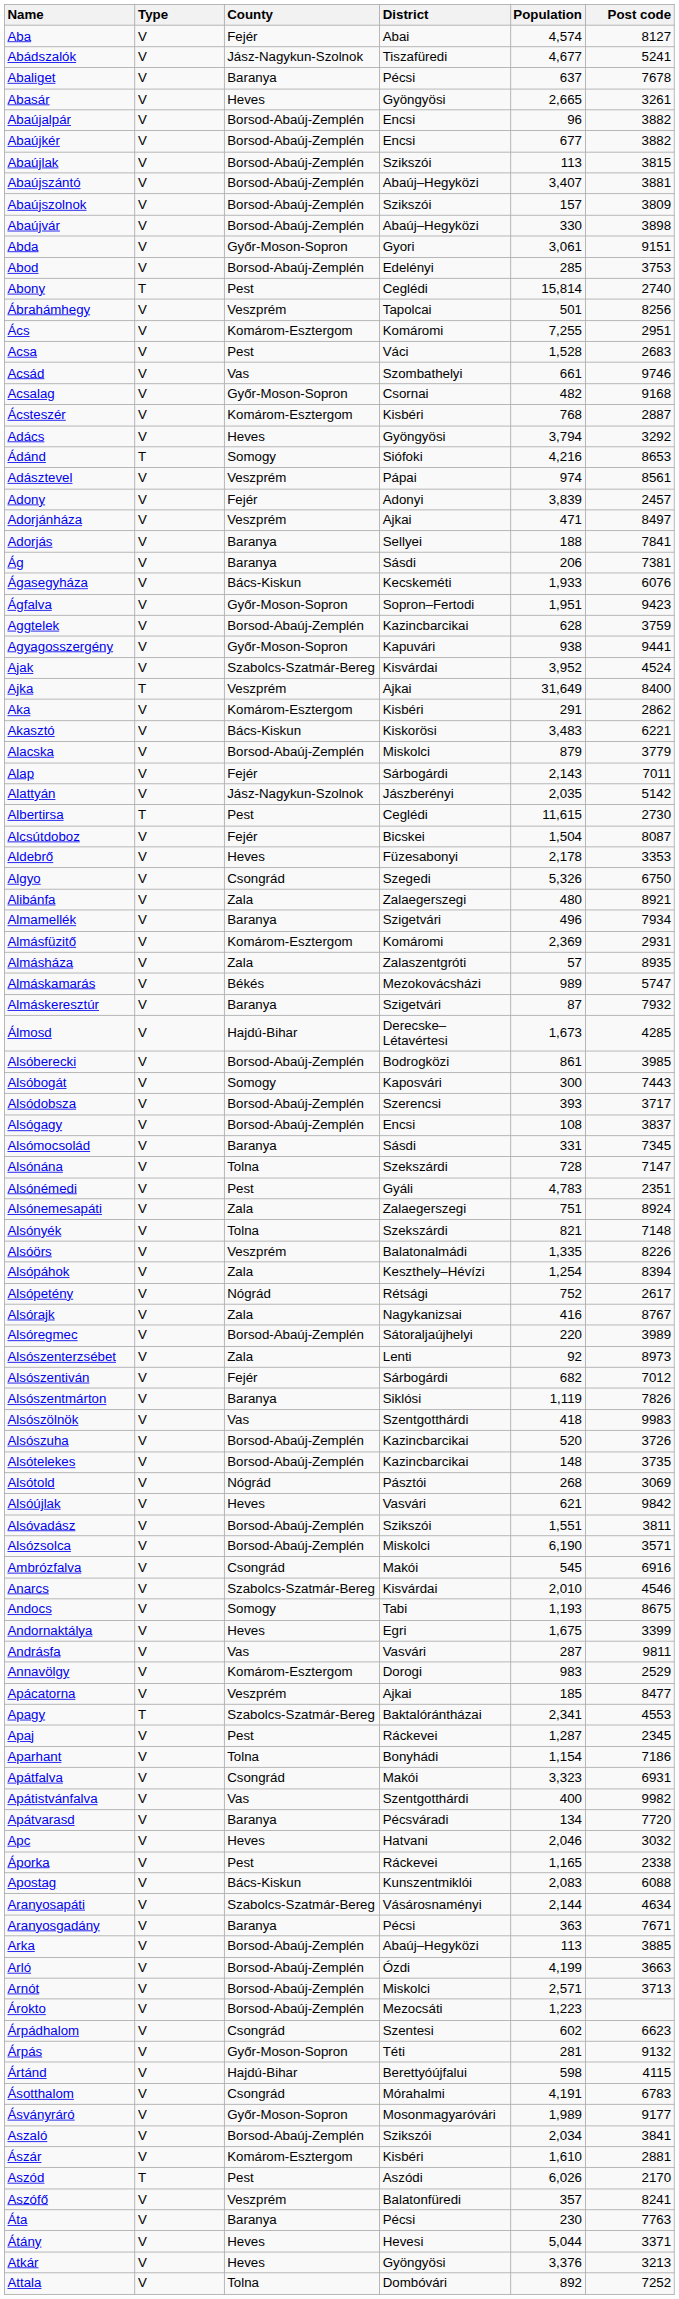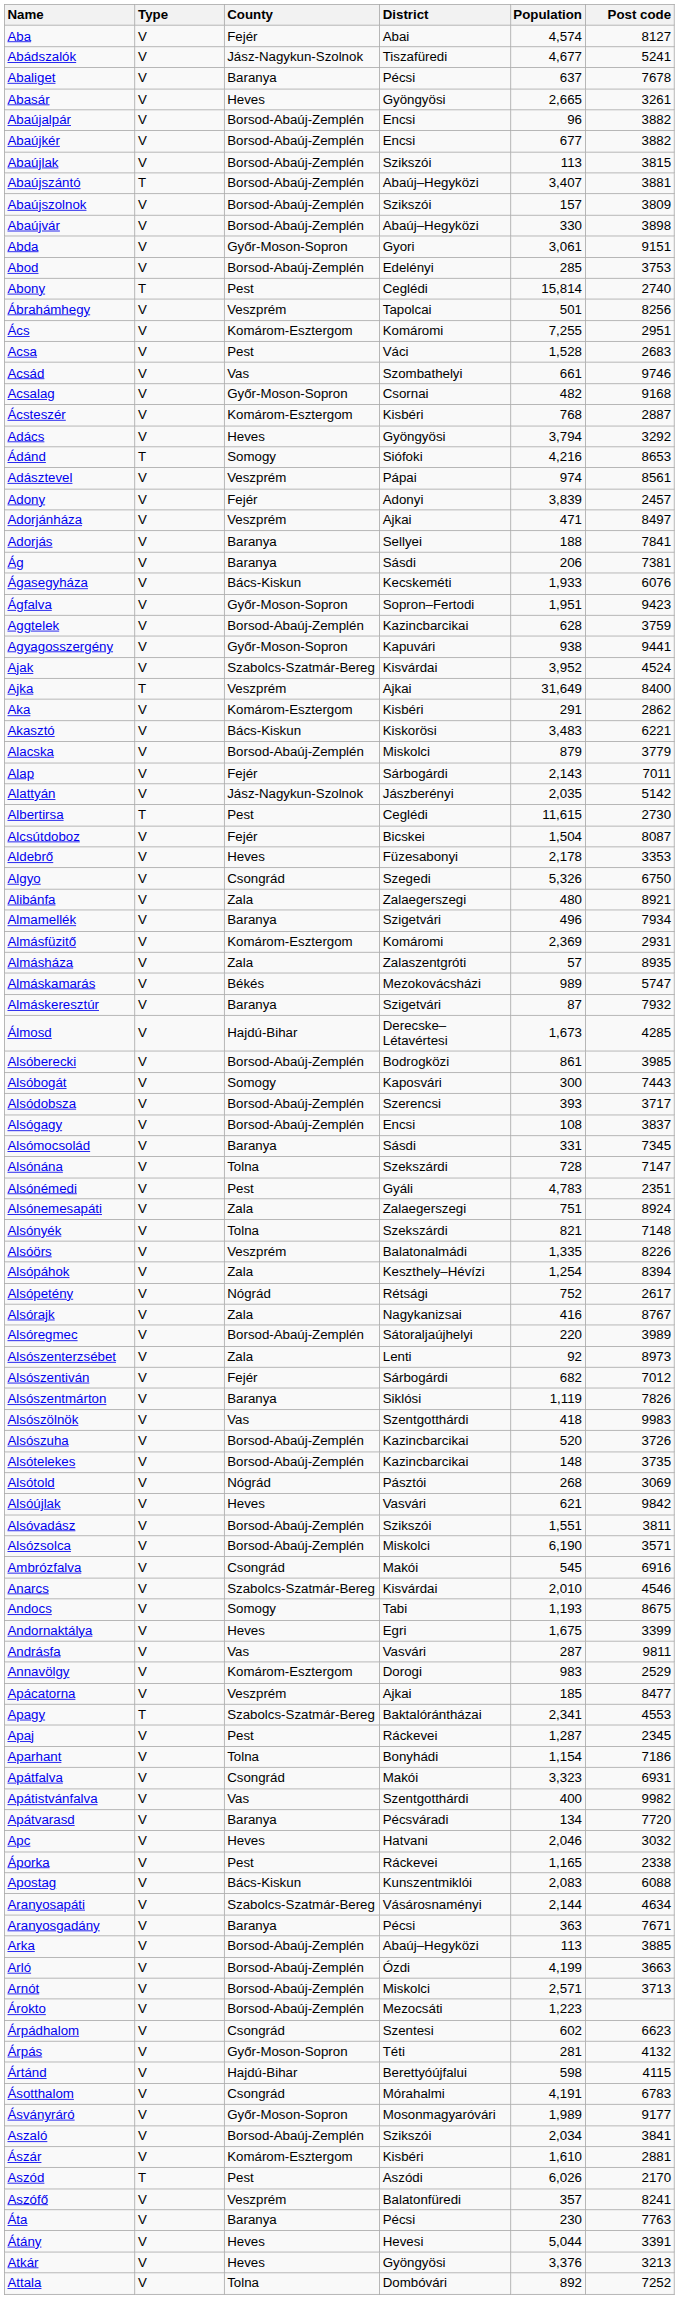(143, 183) V -> (142, 183) T
(656, 2051) 9132 -> (656, 2051) 4132
(656, 2241) 3371 -> (656, 2241) 3391
